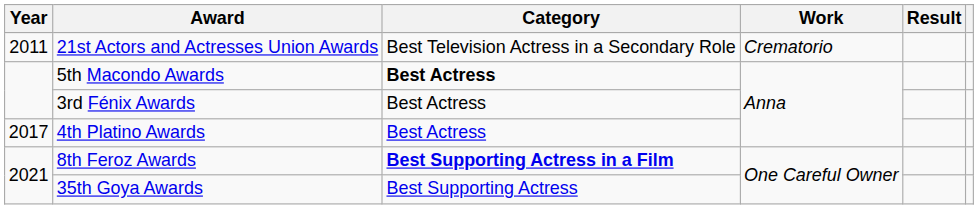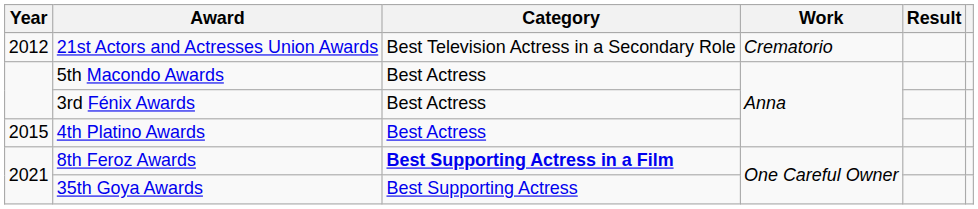(29, 47) 2011 -> (29, 47) 2012
(441, 75) bold -> (436, 75) normal
(29, 132) 2017 -> (29, 132) 2015
